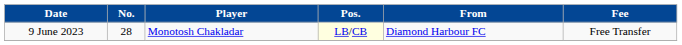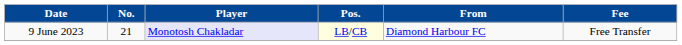(126, 31) 28 -> (126, 31) 21
(196, 31) no background -> (196, 31) lavender background
